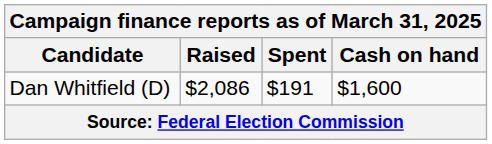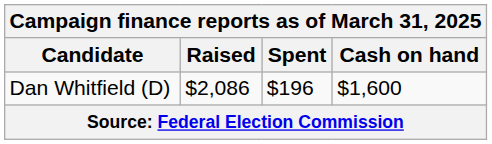(290, 88) $191 -> (290, 88) $196
